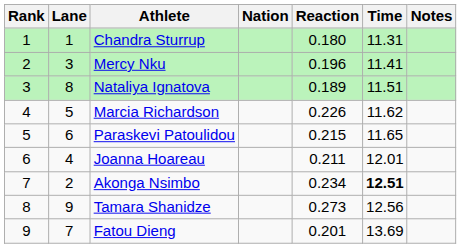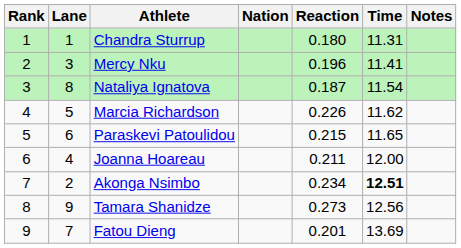(327, 87) 0.189 -> (327, 87) 0.187
(385, 87) 11.51 -> (385, 87) 11.54
(385, 159) 12.01 -> (385, 159) 12.00
